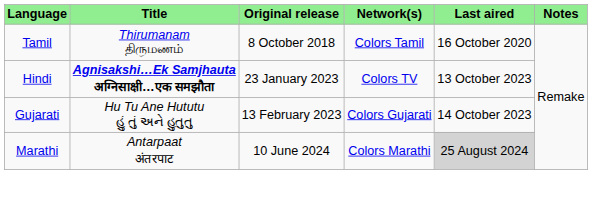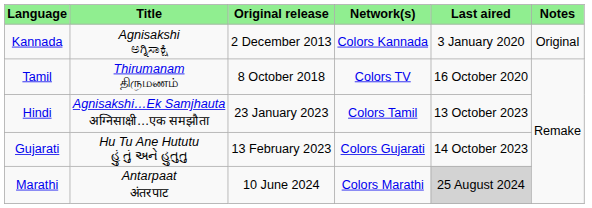+ row: (37, 41)
(389, 42) Colors Tamil -> (383, 76) Colors TV
(154, 78) bold -> (149, 112) normal
(389, 79) Colors TV -> (383, 113) Colors Tamil
